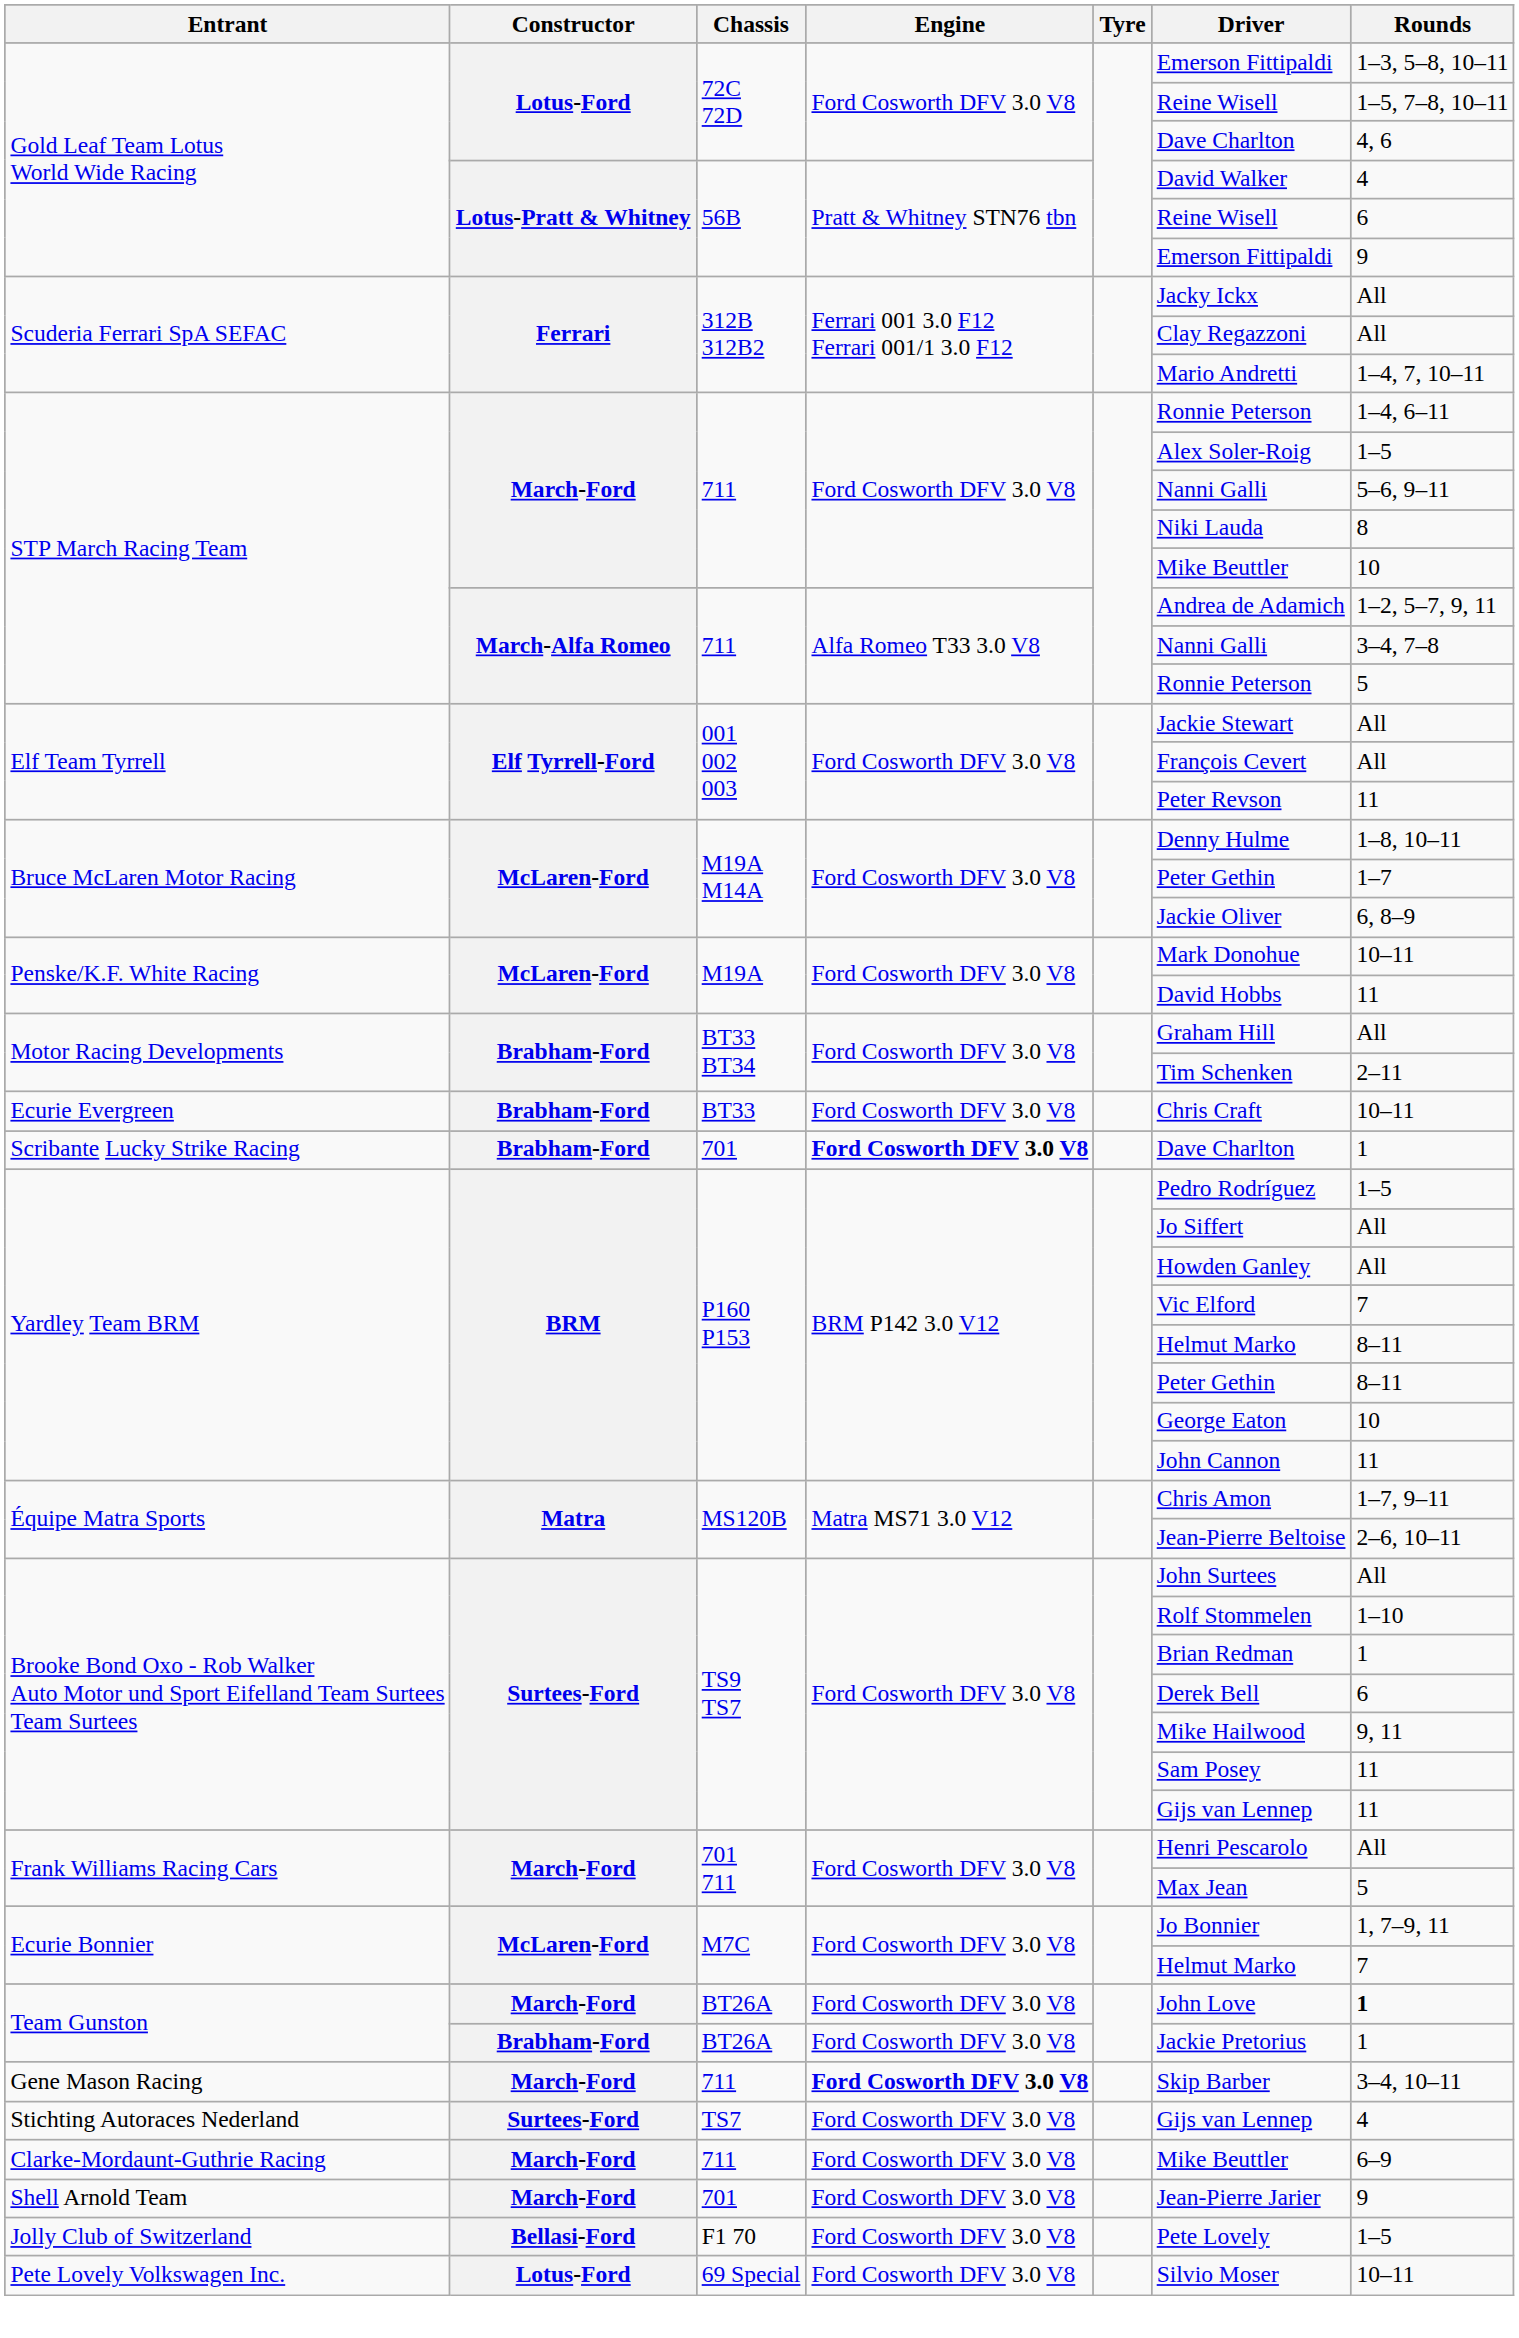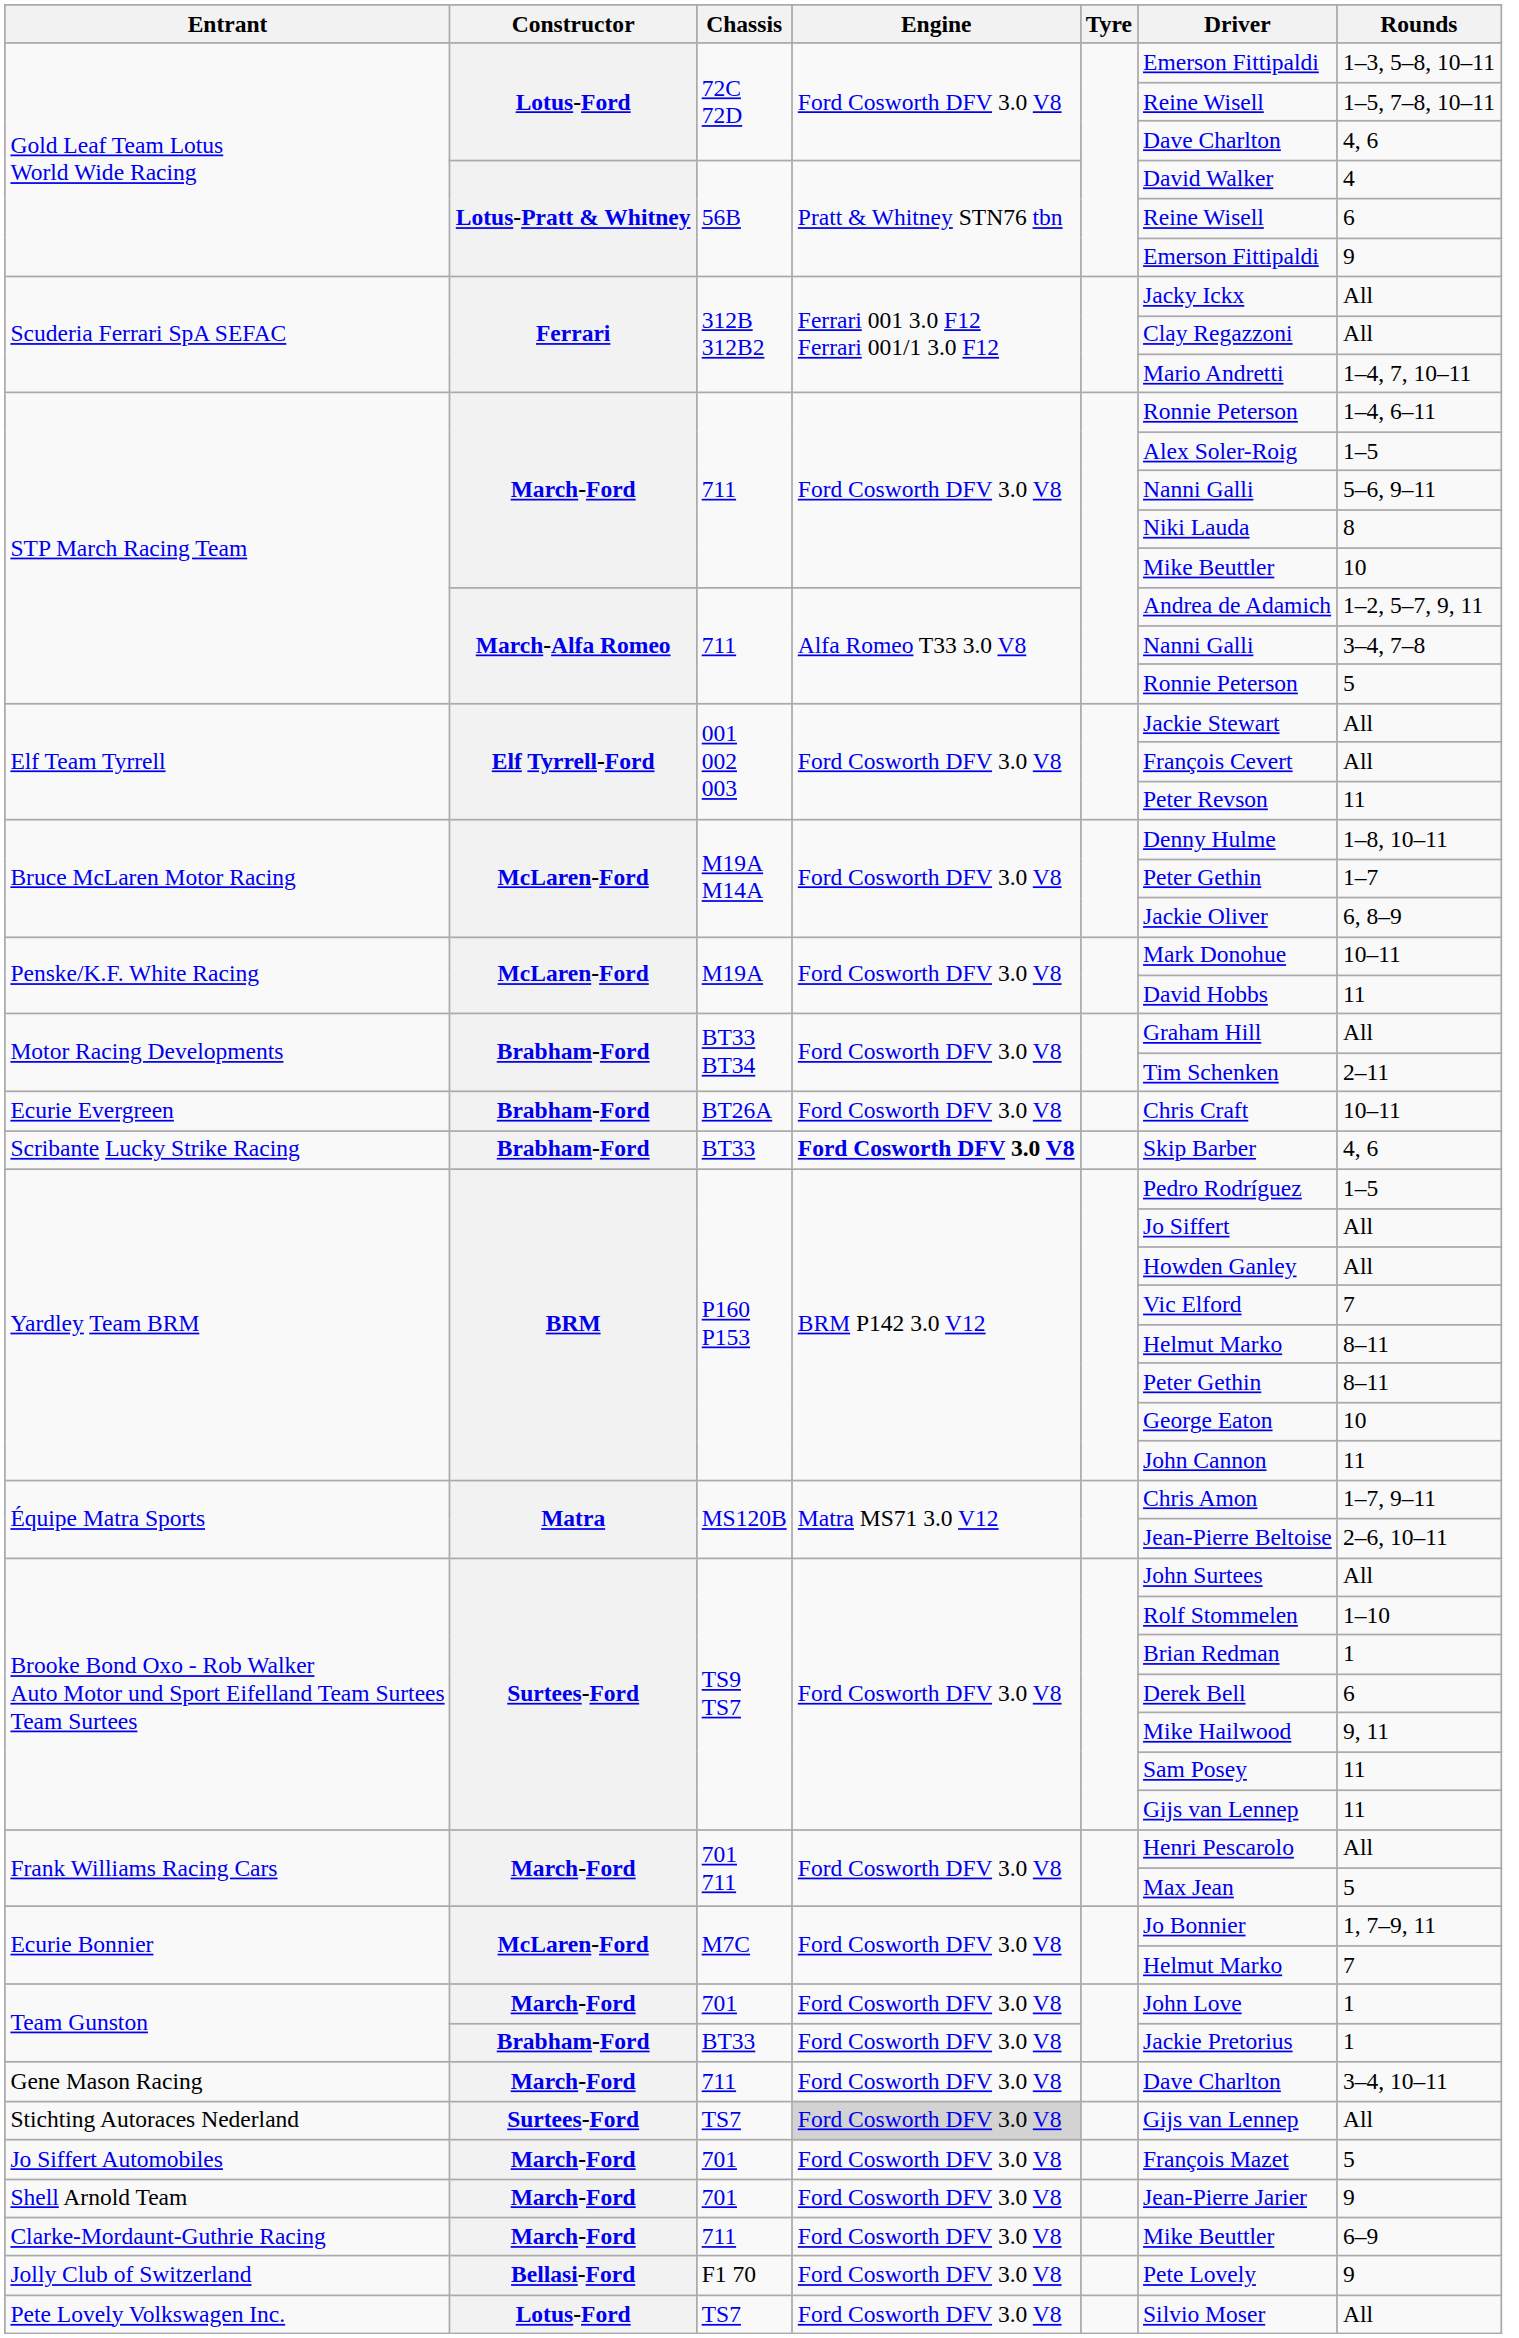(728, 1110) BT33 -> (737, 1110) BT26A
(719, 1149) 701 -> (728, 1149) BT33
(1226, 1149) Dave Charlton -> (1200, 1149) Skip Barber
(1362, 1149) 1 -> (1361, 1149) 4, 6
(737, 2003) BT26A -> (719, 2003) 701
(1362, 2003) bold -> (1349, 2003) normal
(737, 2041) BT26A -> (728, 2041) BT33
(950, 2080) bold -> (930, 2080) normal
(1213, 2080) Skip Barber -> (1212, 2080) Dave Charlton
(943, 2119) no background -> (930, 2119) lightgrey background
(1362, 2119) 4 -> (1358, 2119) All
+ row: (117, 2158)
rows swapped: (168, 2158) <-> (99, 2197)
(1374, 2236) 1–5 -> (1349, 2274) 9
(751, 2274) 69 Special -> (721, 2313) TS7
(1386, 2274) 10–11 -> (1358, 2313) All
